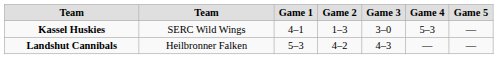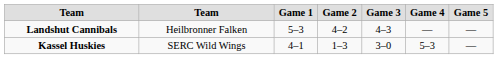rows swapped: (72, 29) <-> (72, 45)
